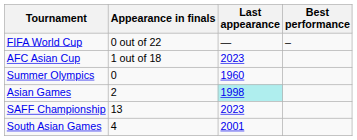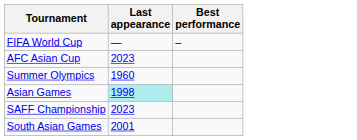- column: (163, 19)
